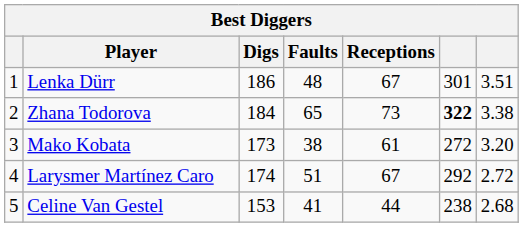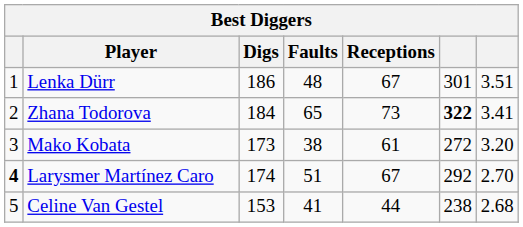(497, 113) 3.38 -> (497, 113) 3.41
(14, 176) normal -> (14, 176) bold
(497, 176) 2.72 -> (497, 176) 2.70
